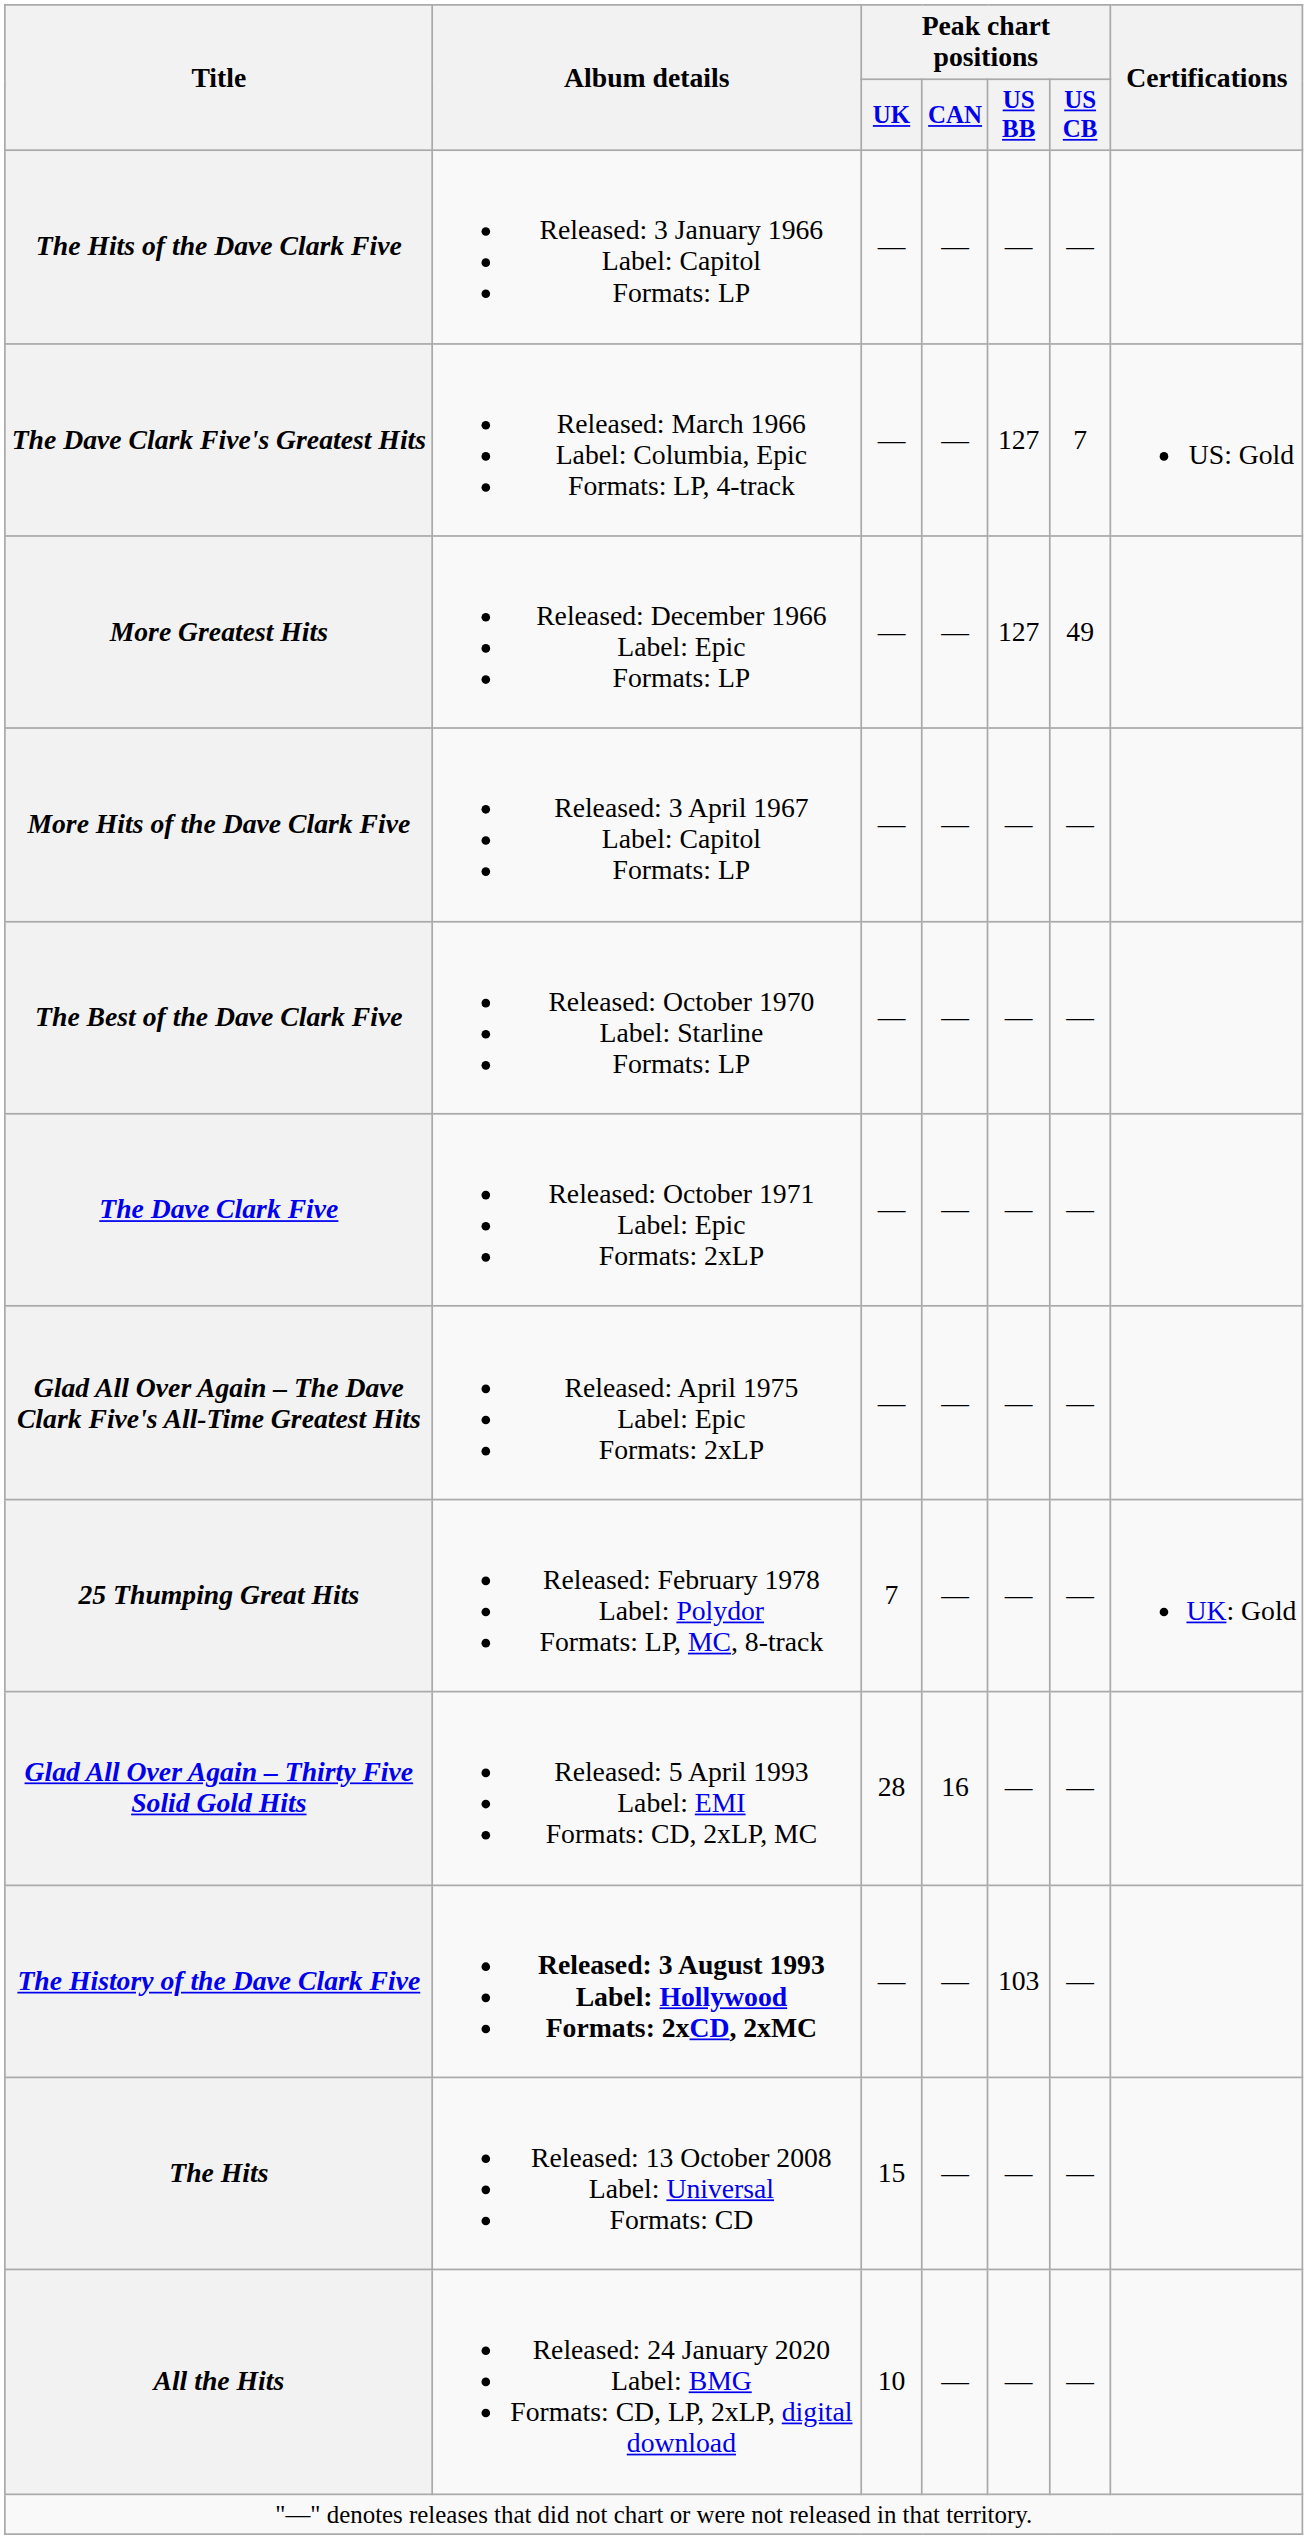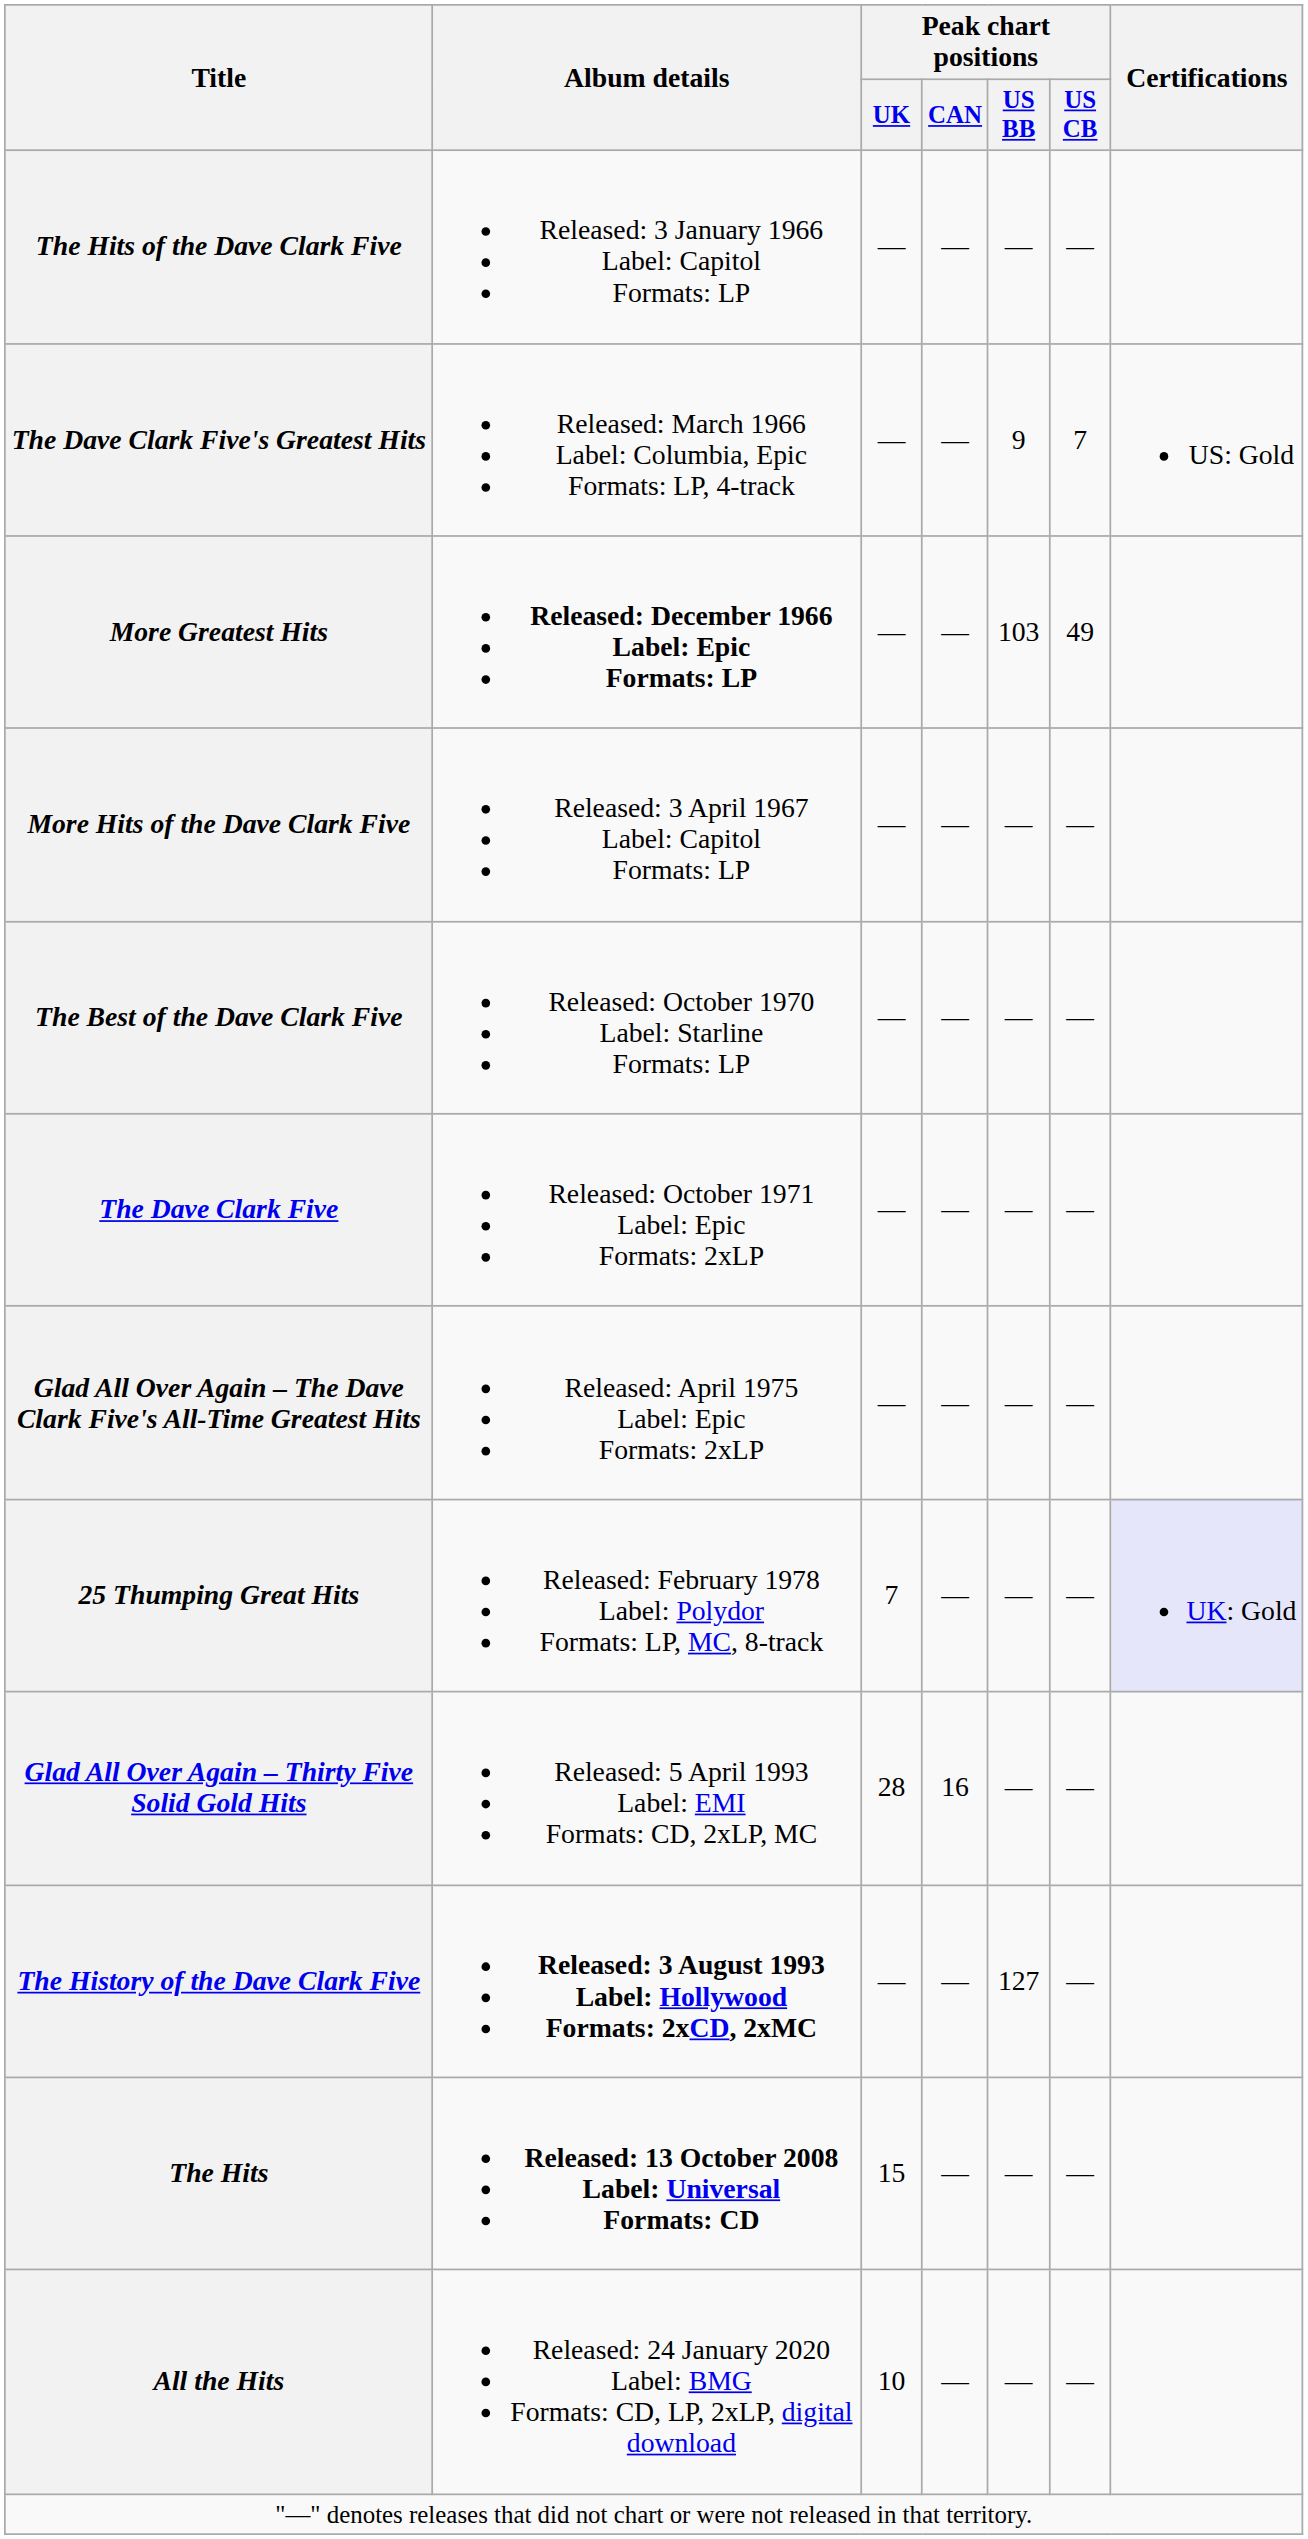(1019, 439) 127 -> (1019, 439) 9
(647, 648) normal -> (647, 648) bold
(1019, 631) 127 -> (1019, 631) 103
(1207, 1611) no background -> (1207, 1611) lavender background
(1019, 1980) 103 -> (1019, 1980) 127
(647, 2189) normal -> (647, 2189) bold
